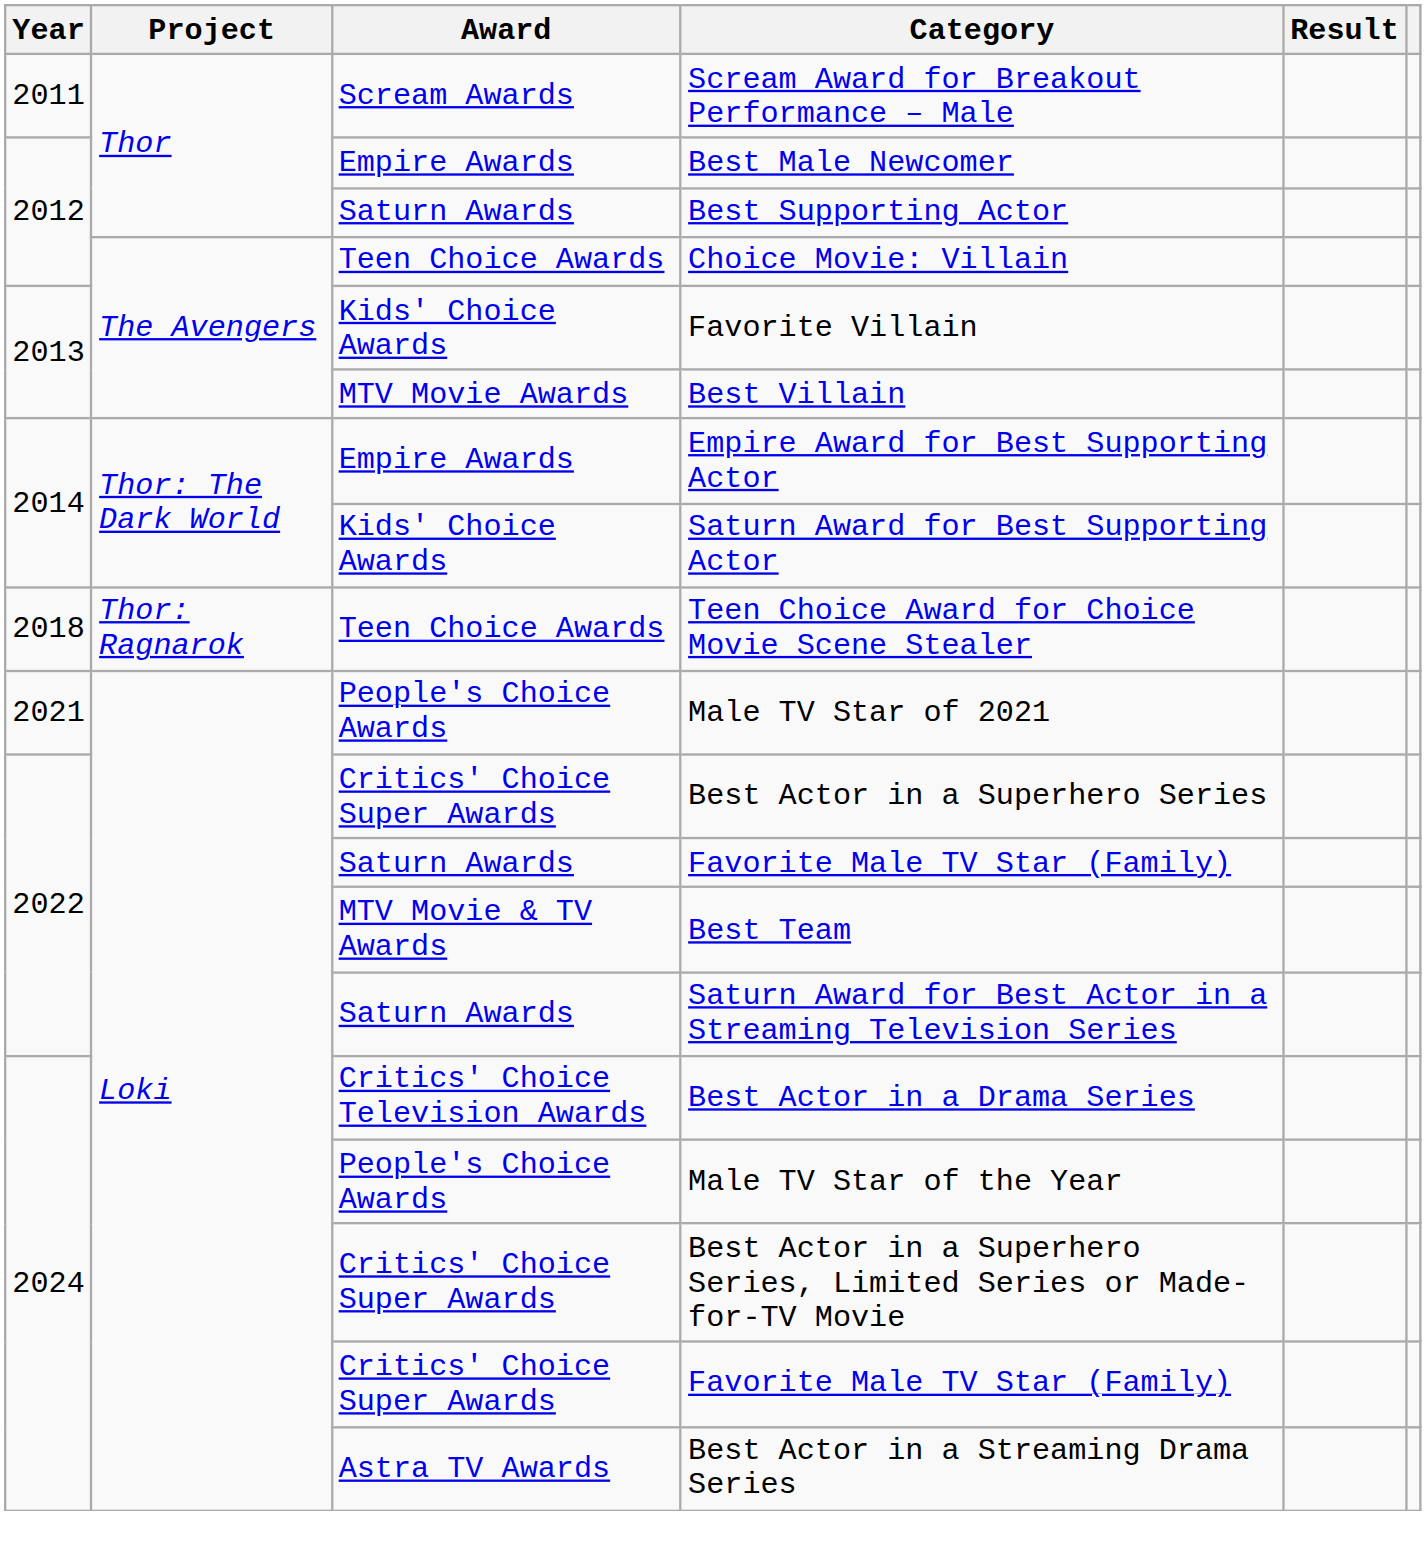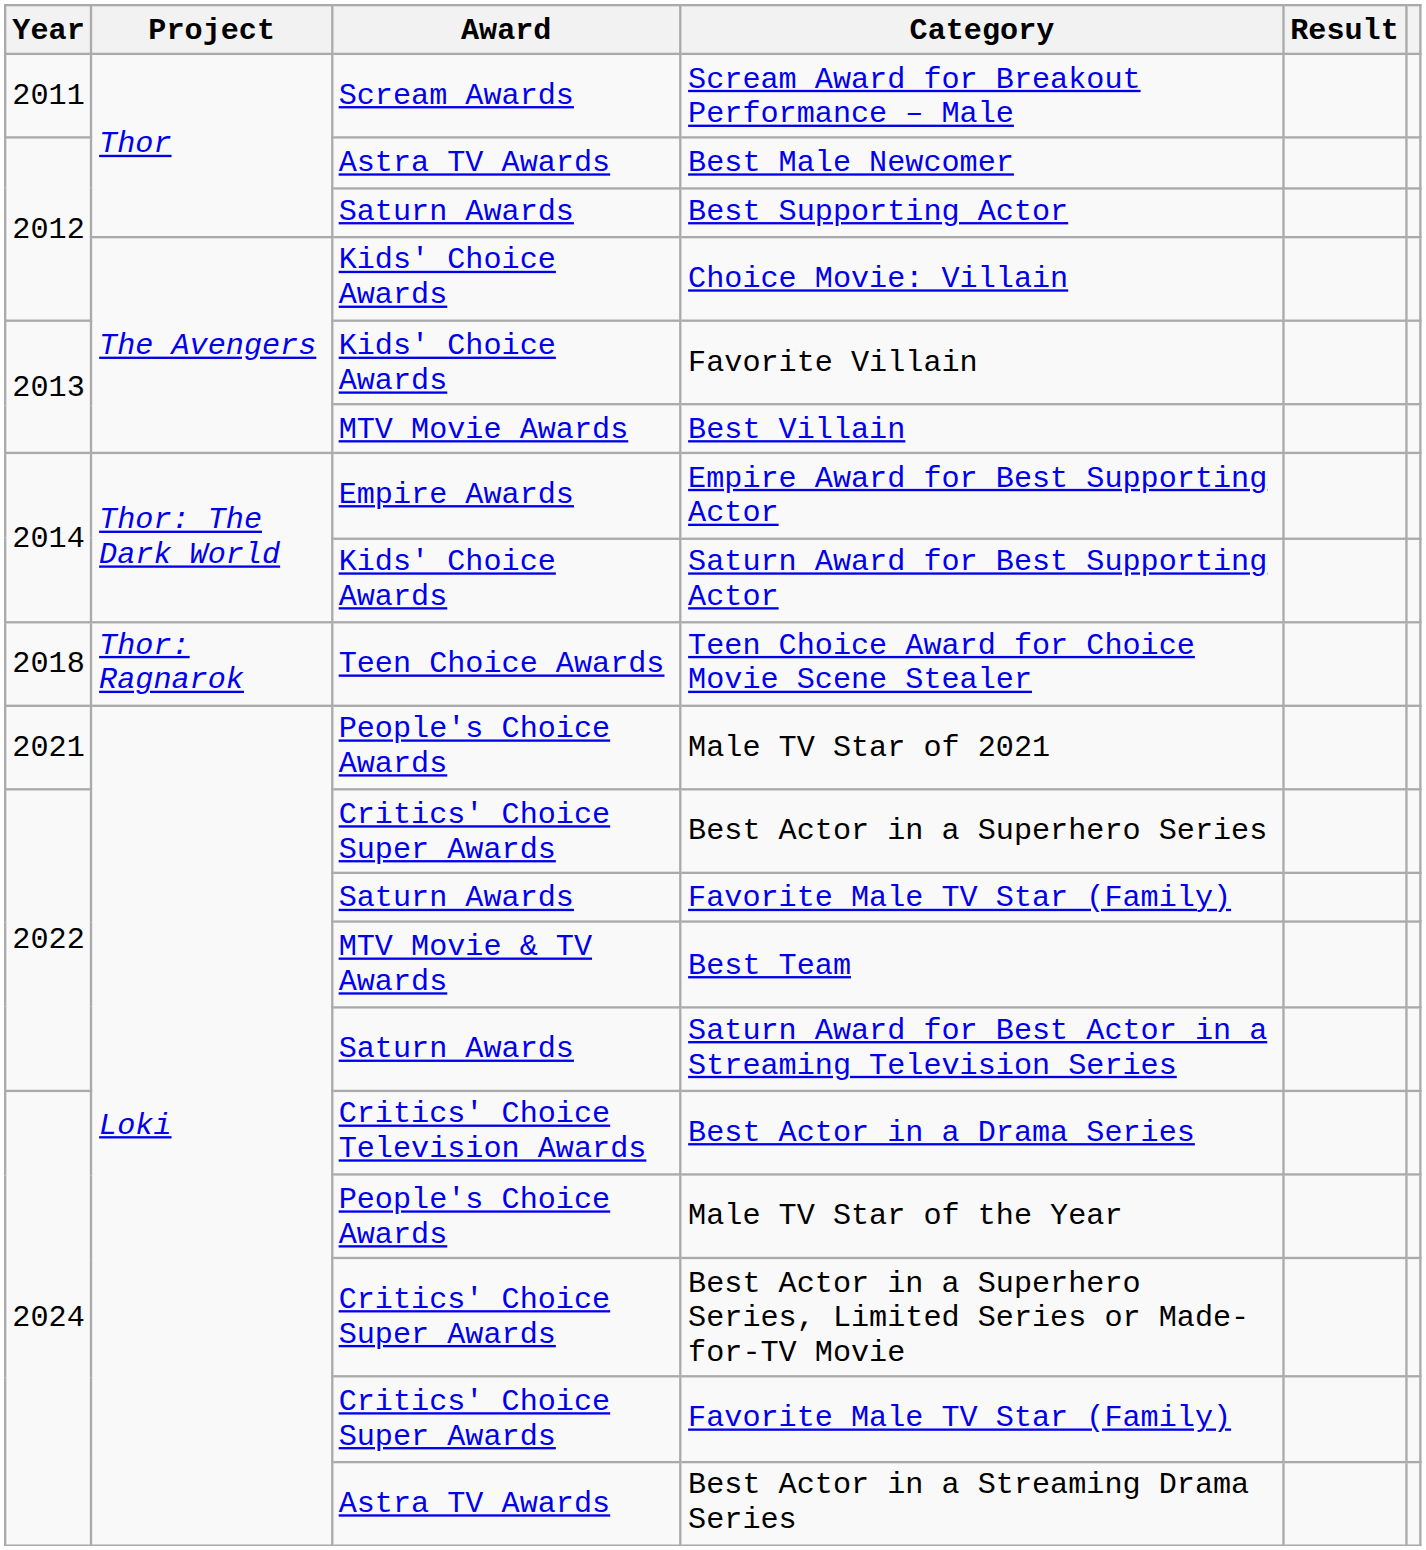(456, 163) Empire Awards -> (474, 163) Astra TV Awards
(502, 261) Teen Choice Awards -> (447, 279) Kids' Choice Awards
